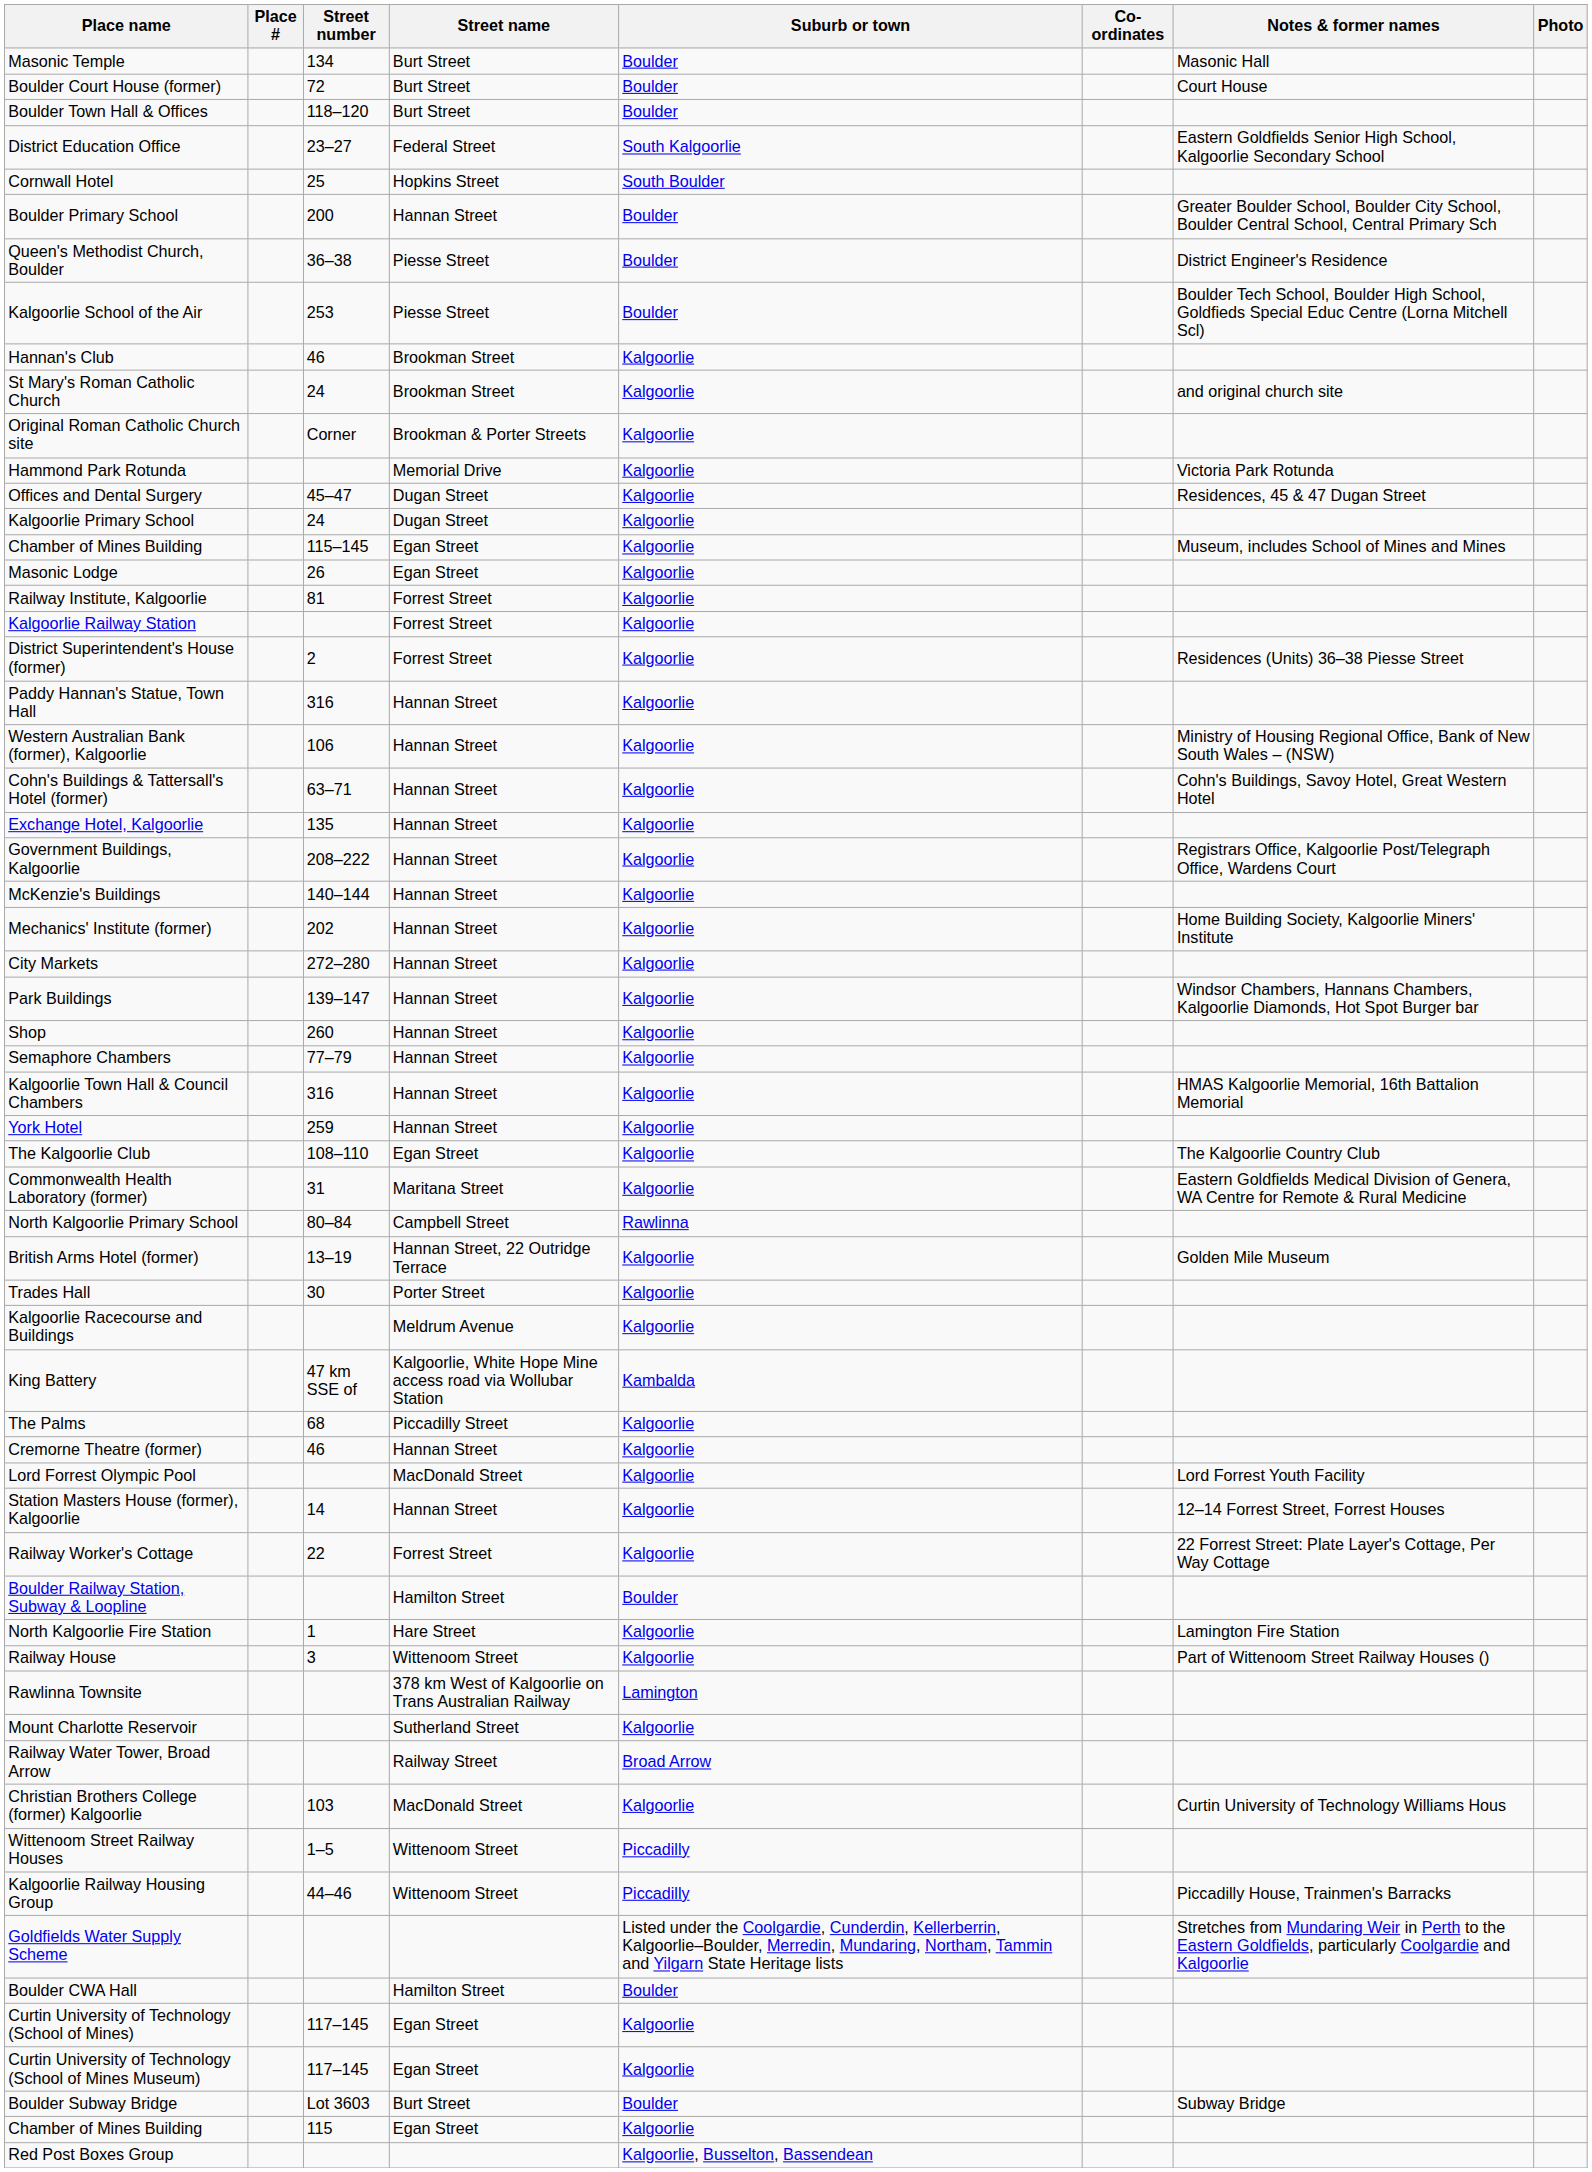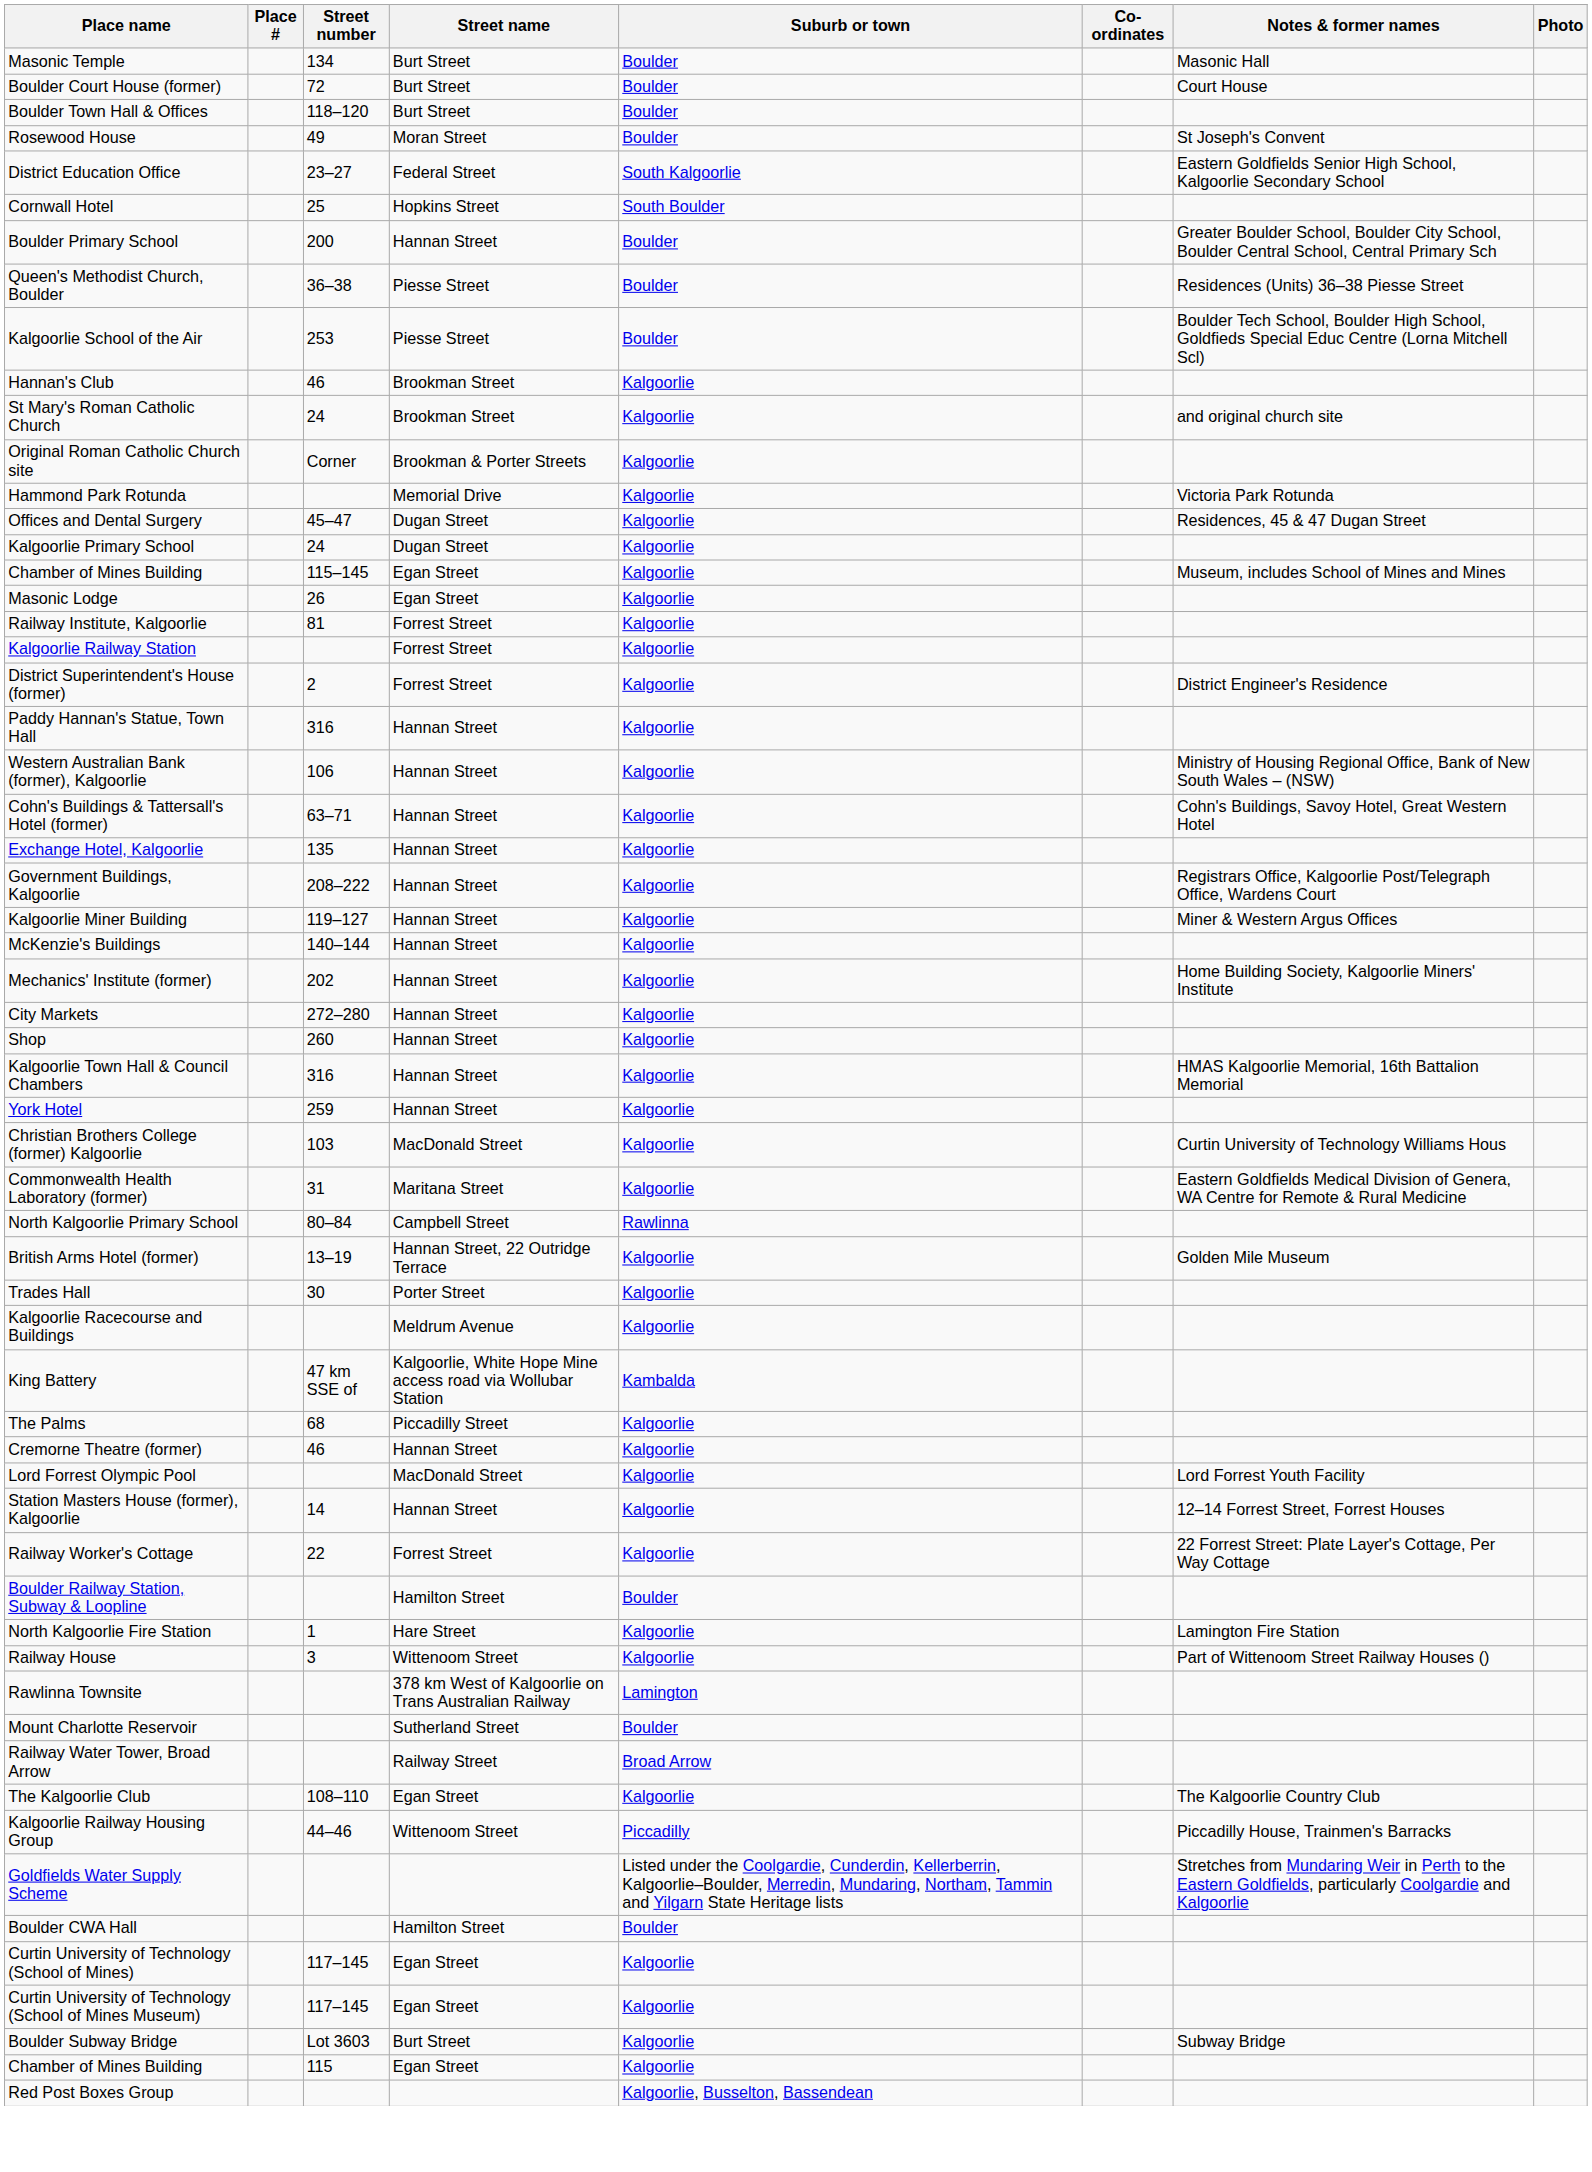+ row: (72, 138)
(1282, 260) District Engineer's Residence -> (1320, 285) Residences (Units) 36–38 Piesse Street
(1320, 658) Residences (Units) 36–38 Piesse Street -> (1282, 684) District Engineer's Residence
+ row: (98, 920)
- row: (60, 998)
- row: (90, 1058)
rows swapped: (103, 1806) <-> (79, 1153)
(658, 1727) Kalgoorlie -> (650, 1727) Boulder
- row: (101, 1849)
(650, 2103) Boulder -> (658, 2041) Kalgoorlie
